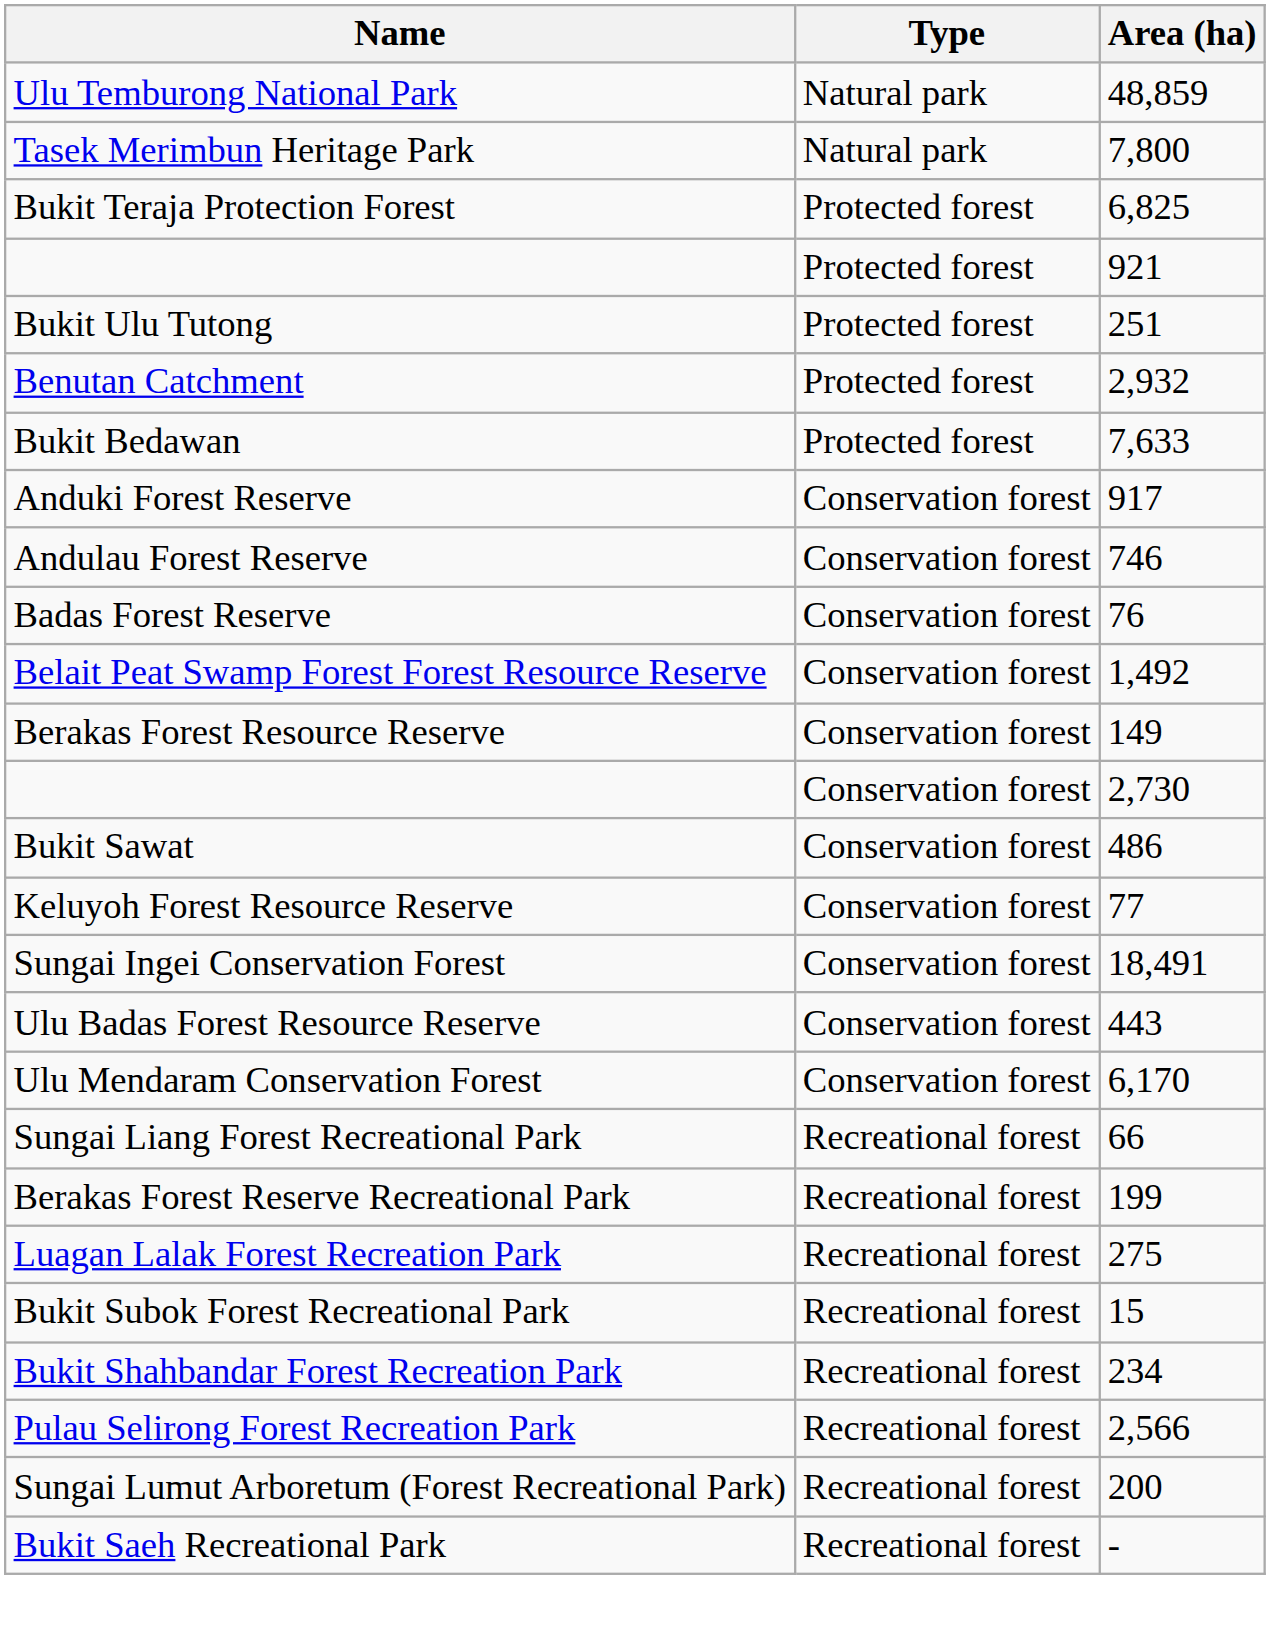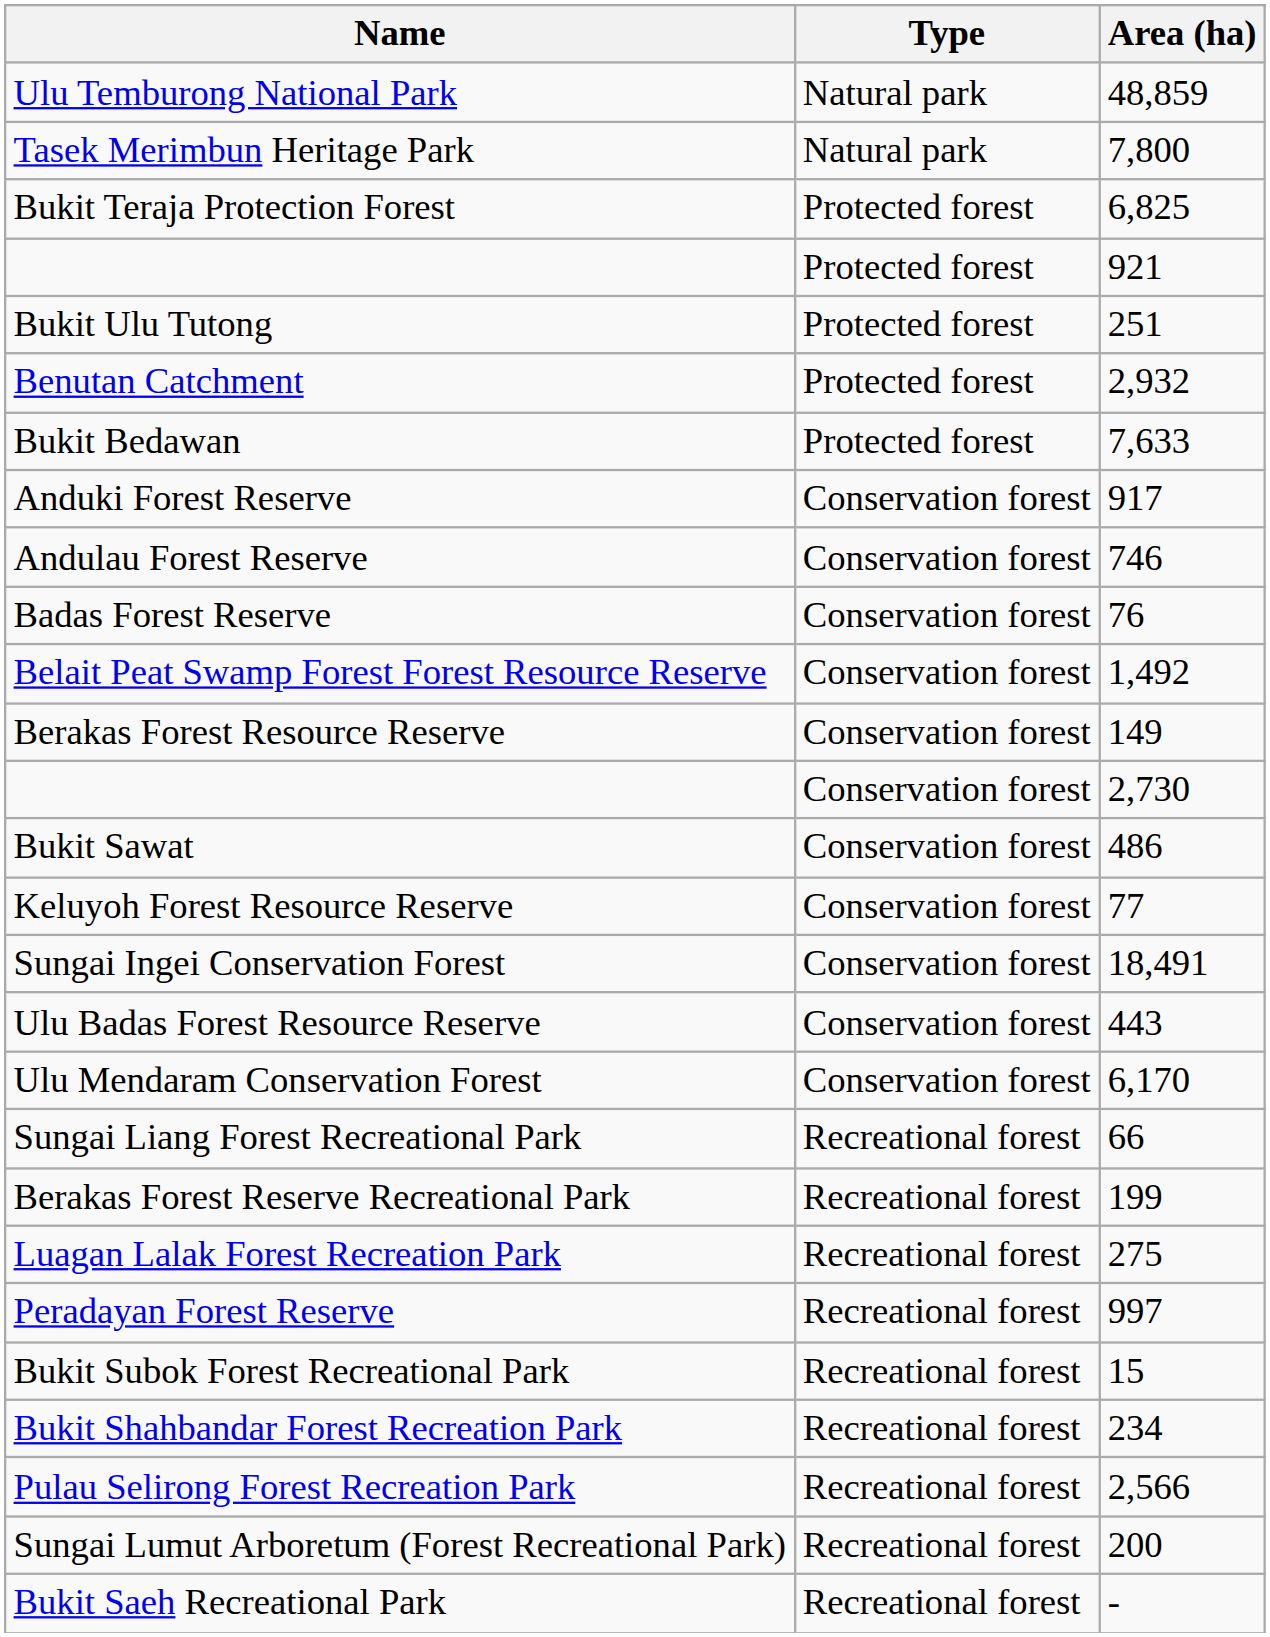+ row: (204, 1311)
